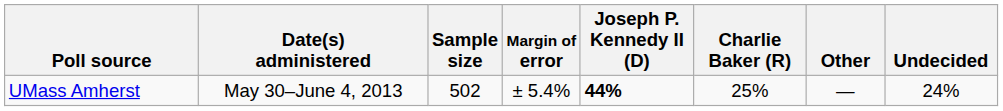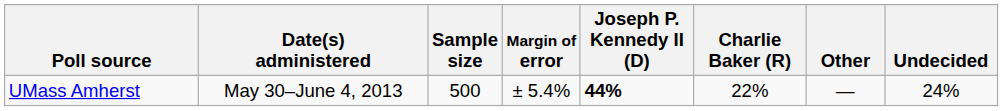(465, 90) 502 -> (465, 90) 500
(750, 90) 25% -> (750, 90) 22%
